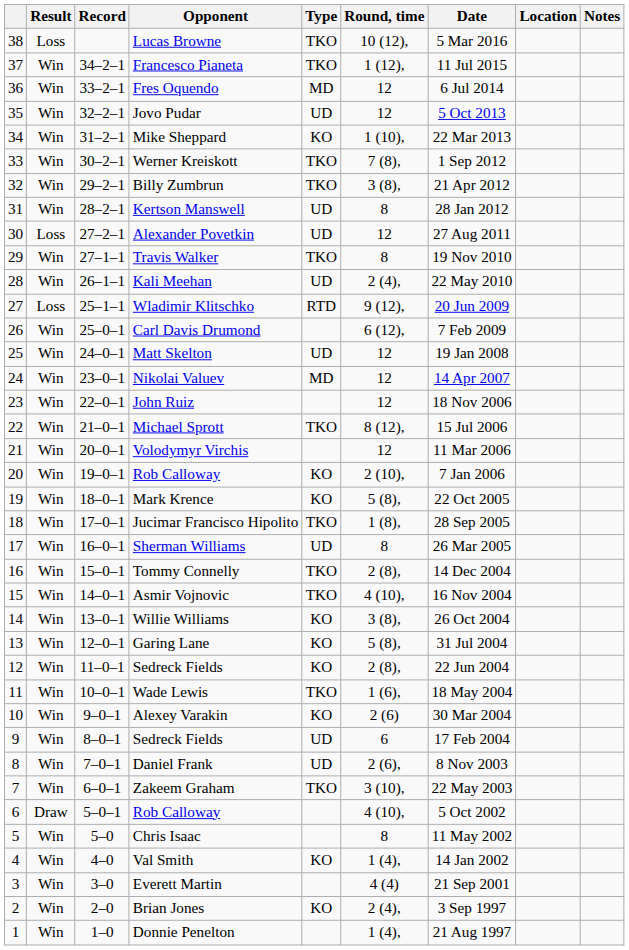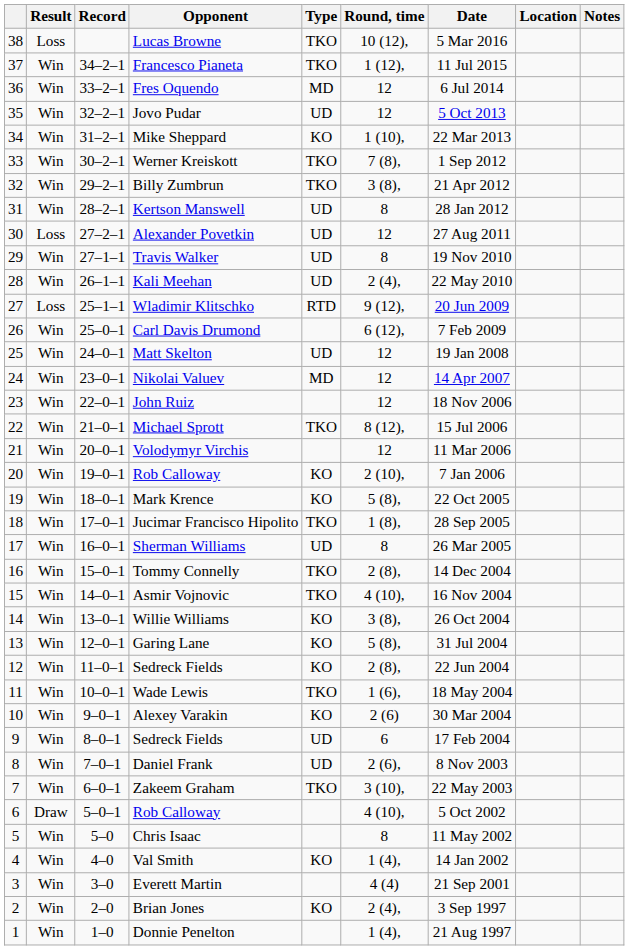(321, 257) TKO -> (321, 257) UD
